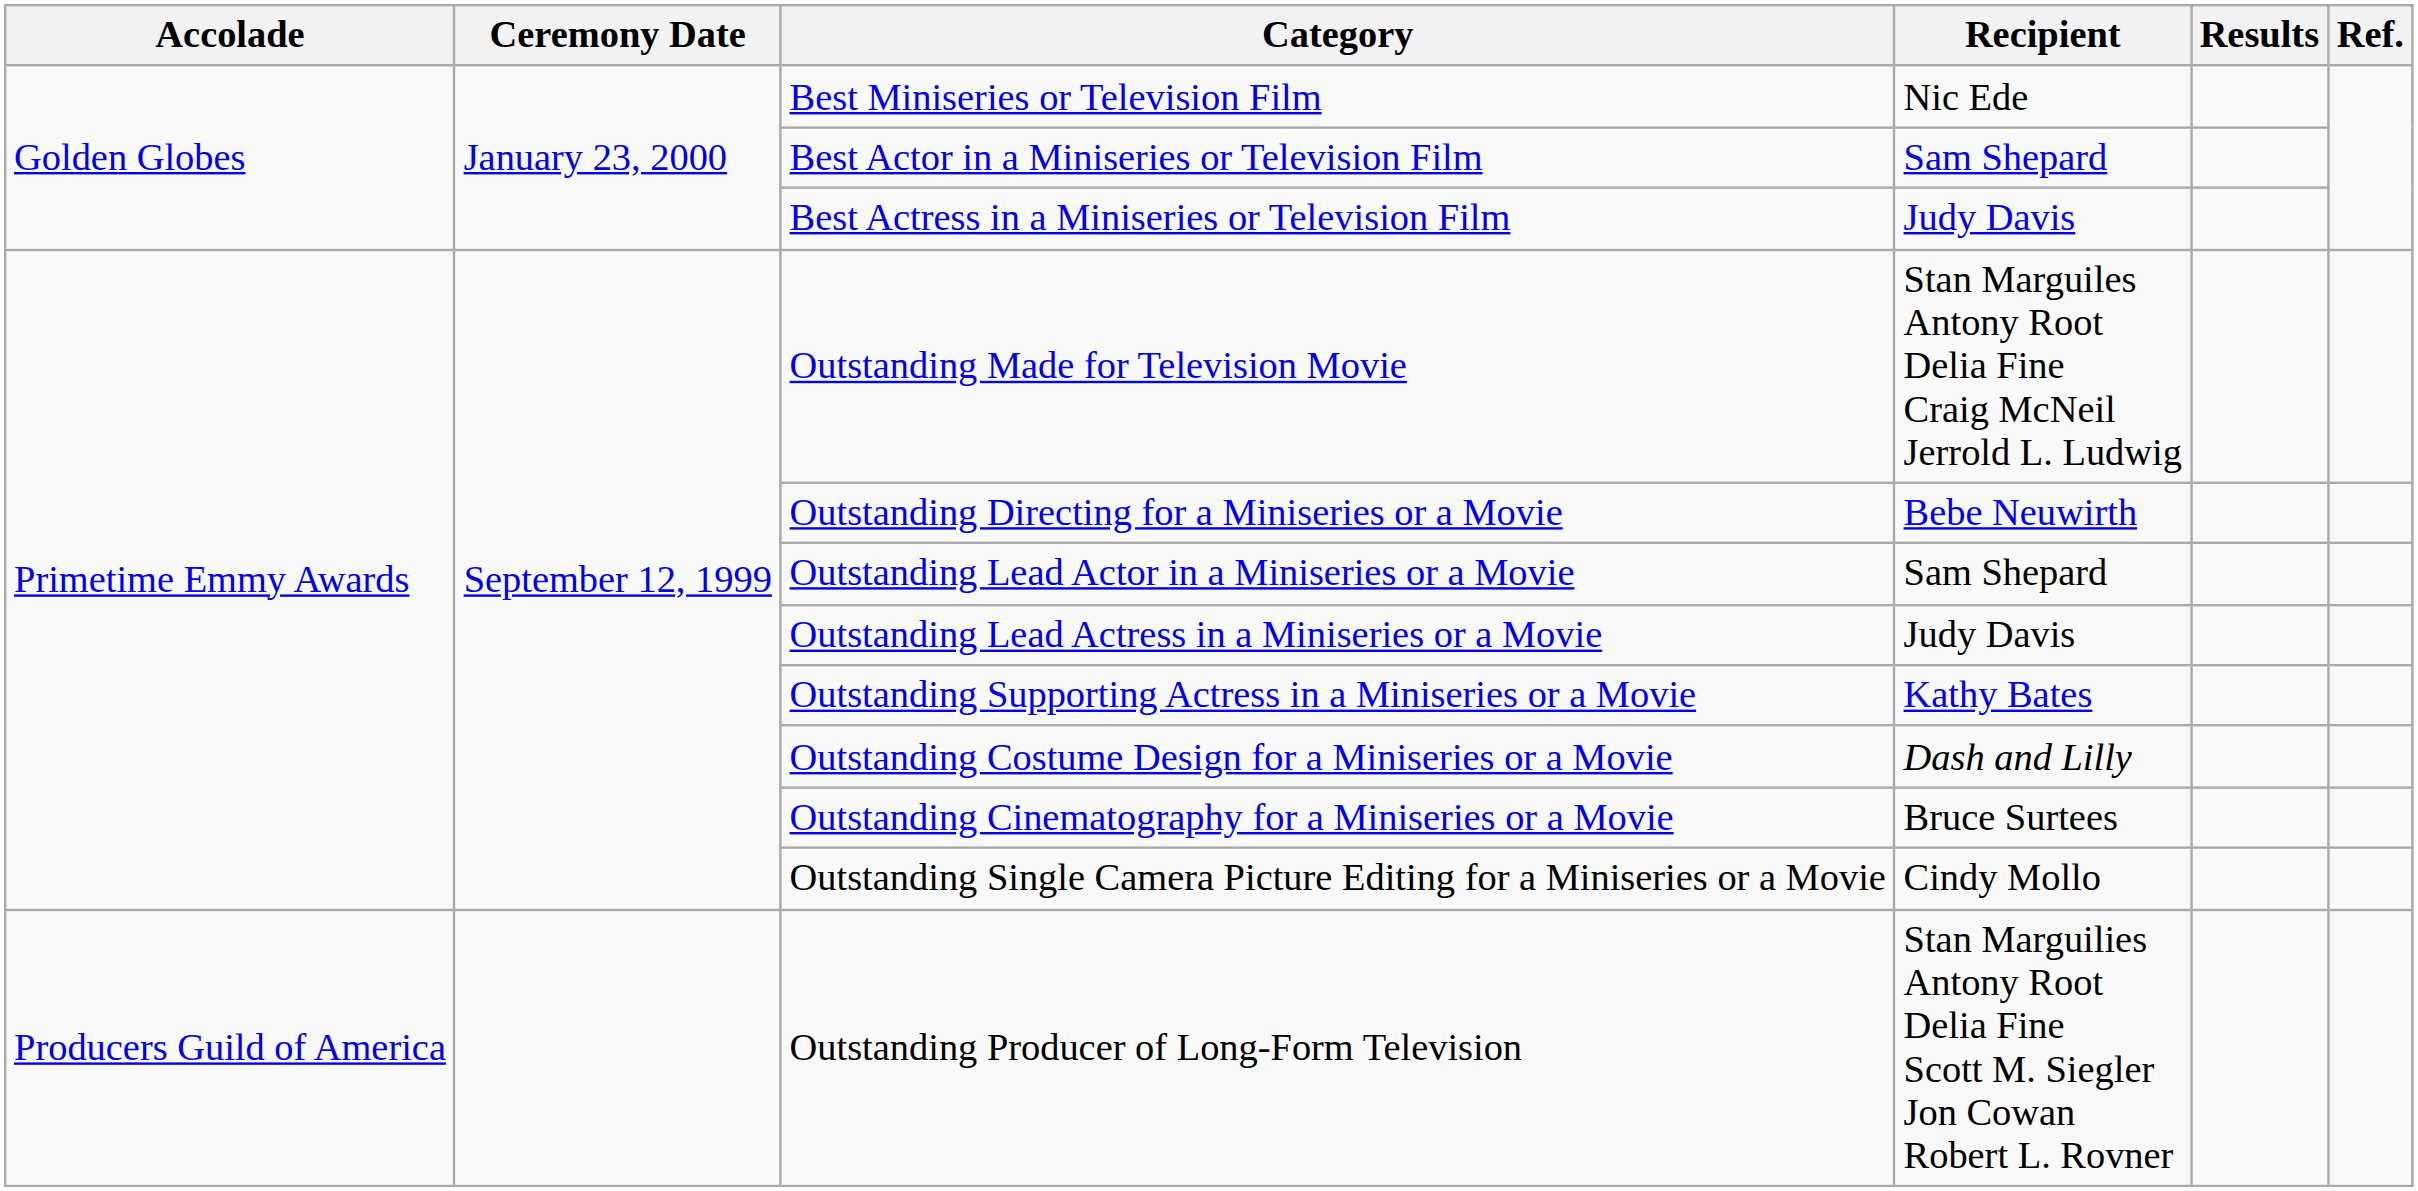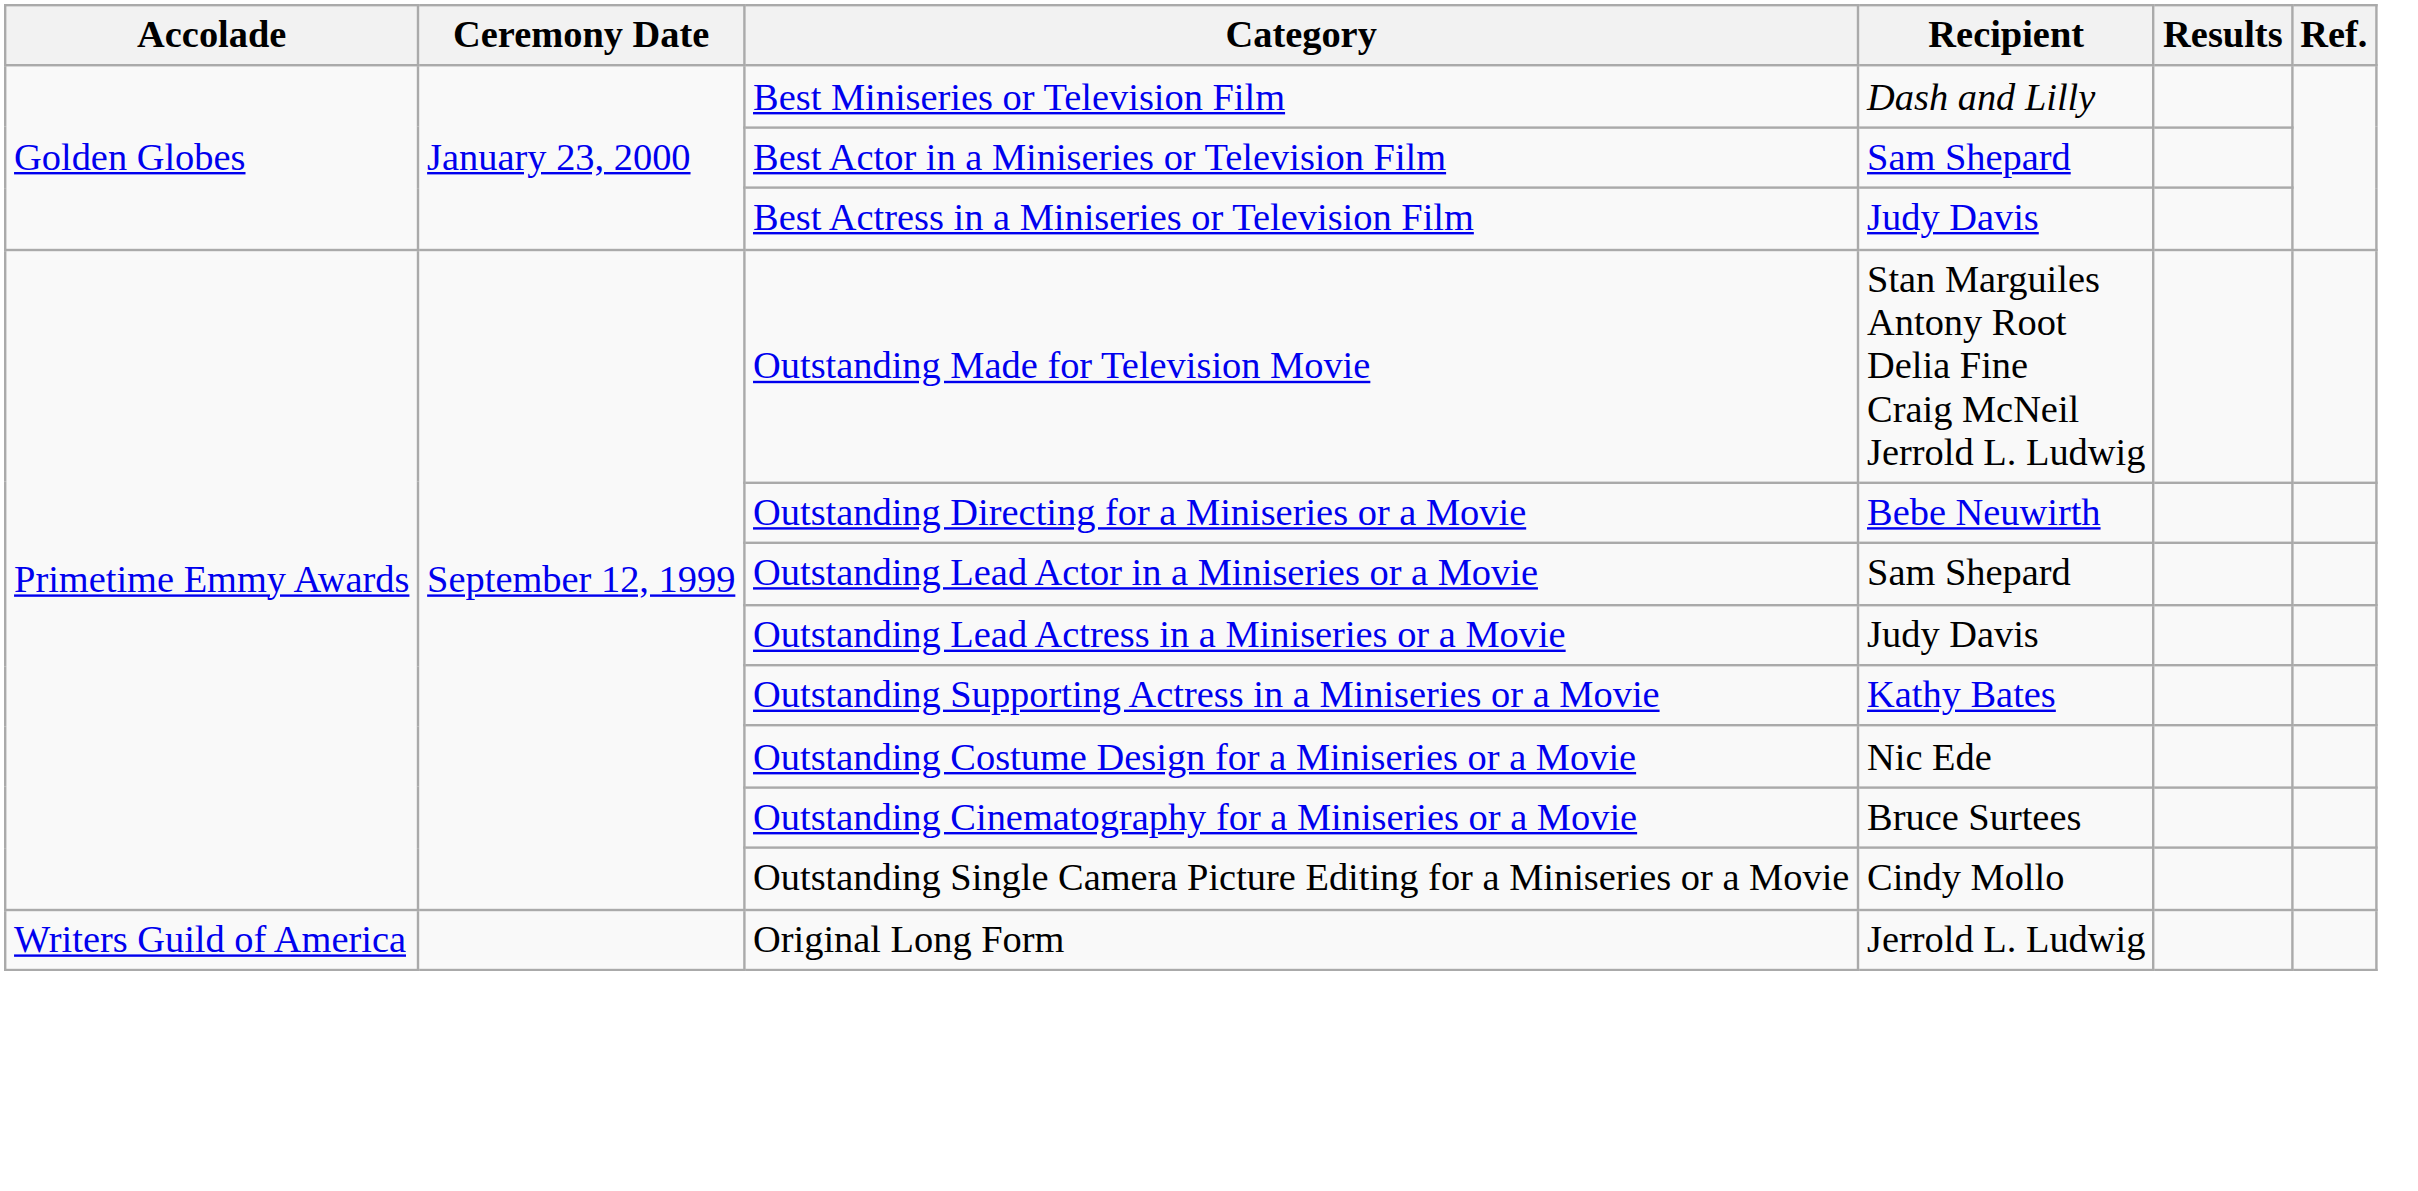(1966, 95) Nic Ede -> (1981, 95) Dash and Lilly
(2018, 755) Dash and Lilly -> (1929, 755) Nic Ede
- row: (1156, 1046)
+ row: (909, 938)
